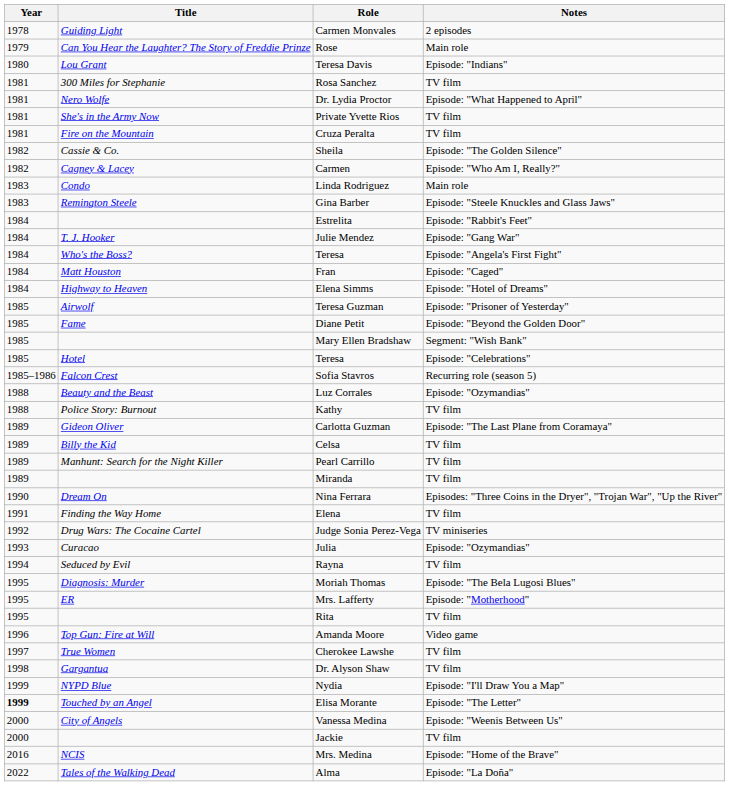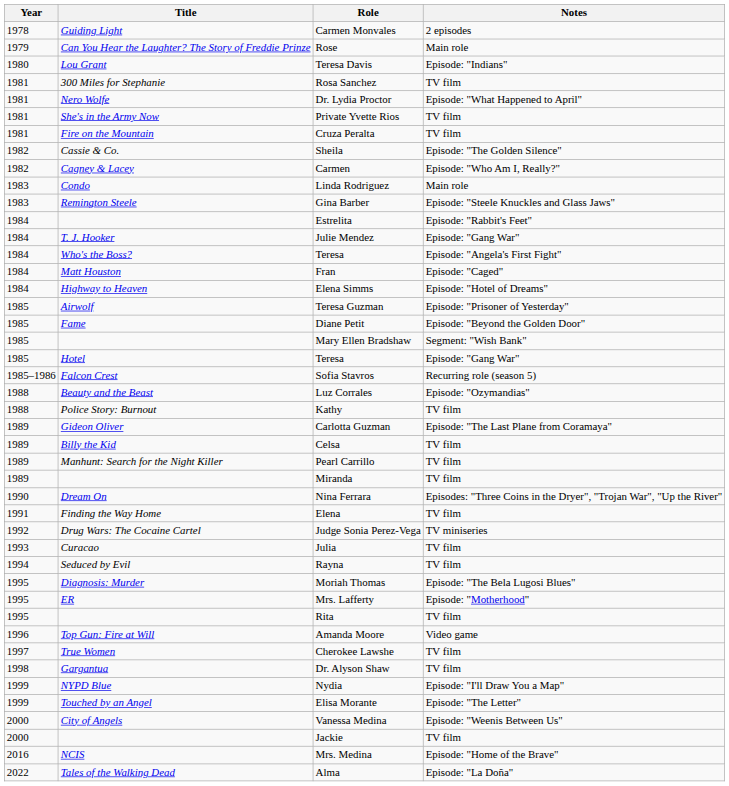(478, 358) Episode: "Celebrations" -> (473, 358) Episode: "Gang War"
(478, 548) Episode: "Ozymandias" -> (443, 548) TV film
(18, 703) bold -> (18, 703) normal
